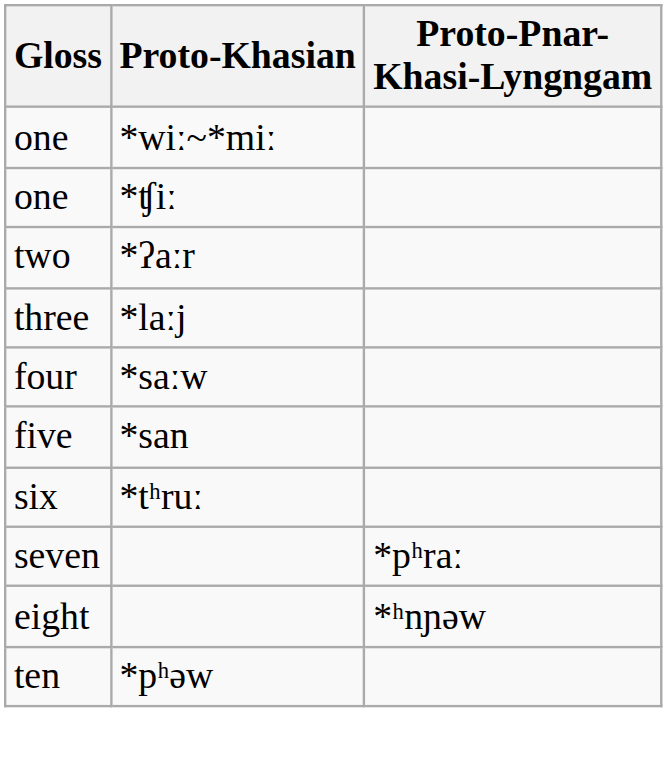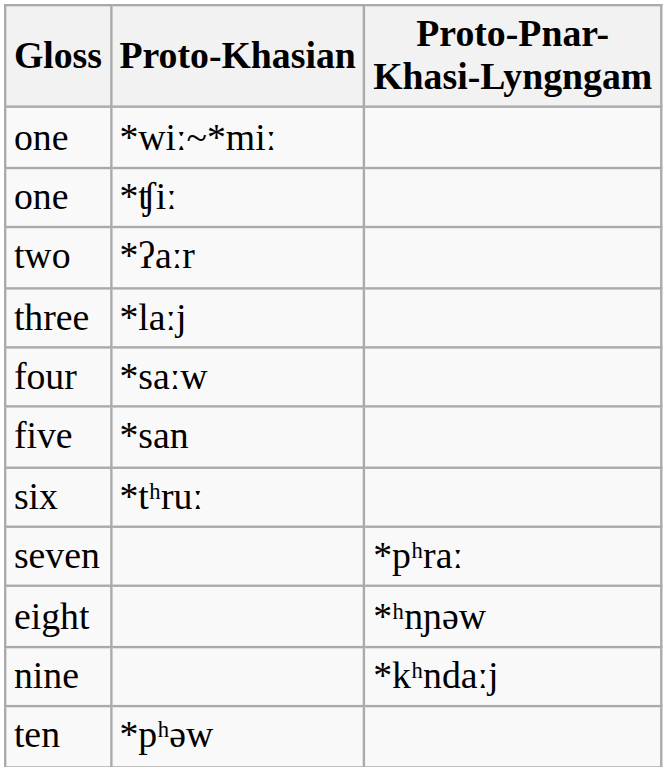+ row: (46, 675)
